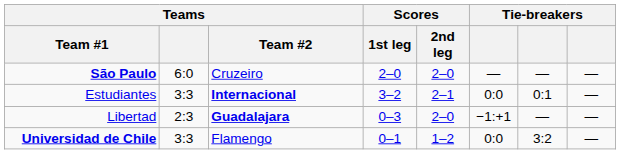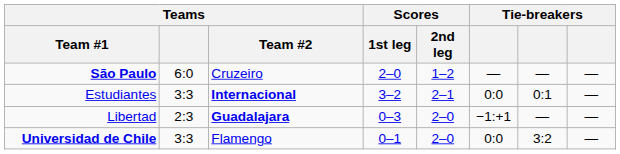(443, 73) 2–0 -> (443, 73) 1–2
(443, 138) 1–2 -> (443, 138) 2–0
